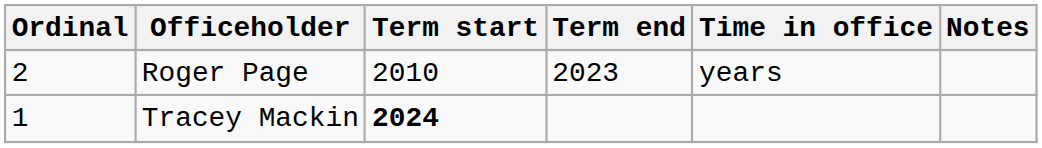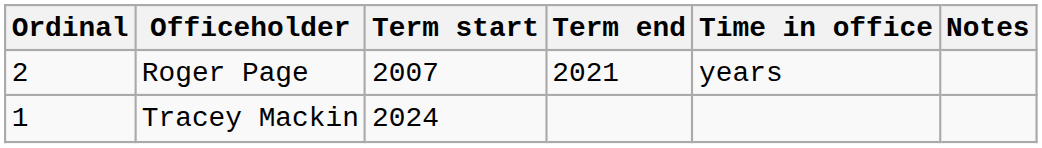(405, 73) 2010 -> (405, 73) 2007
(586, 73) 2023 -> (586, 73) 2021
(405, 118) bold -> (405, 118) normal
